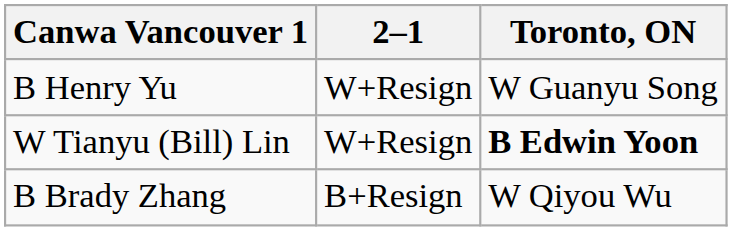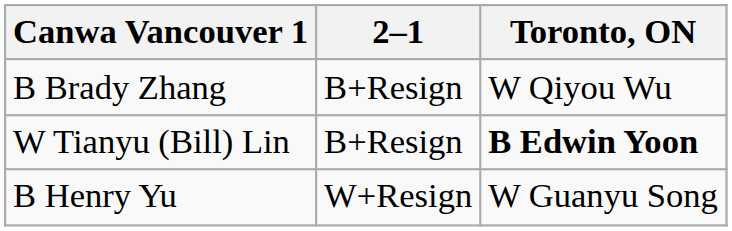rows swapped: (95, 86) <-> (120, 196)
(398, 141) W+Resign -> (393, 141) B+Resign
